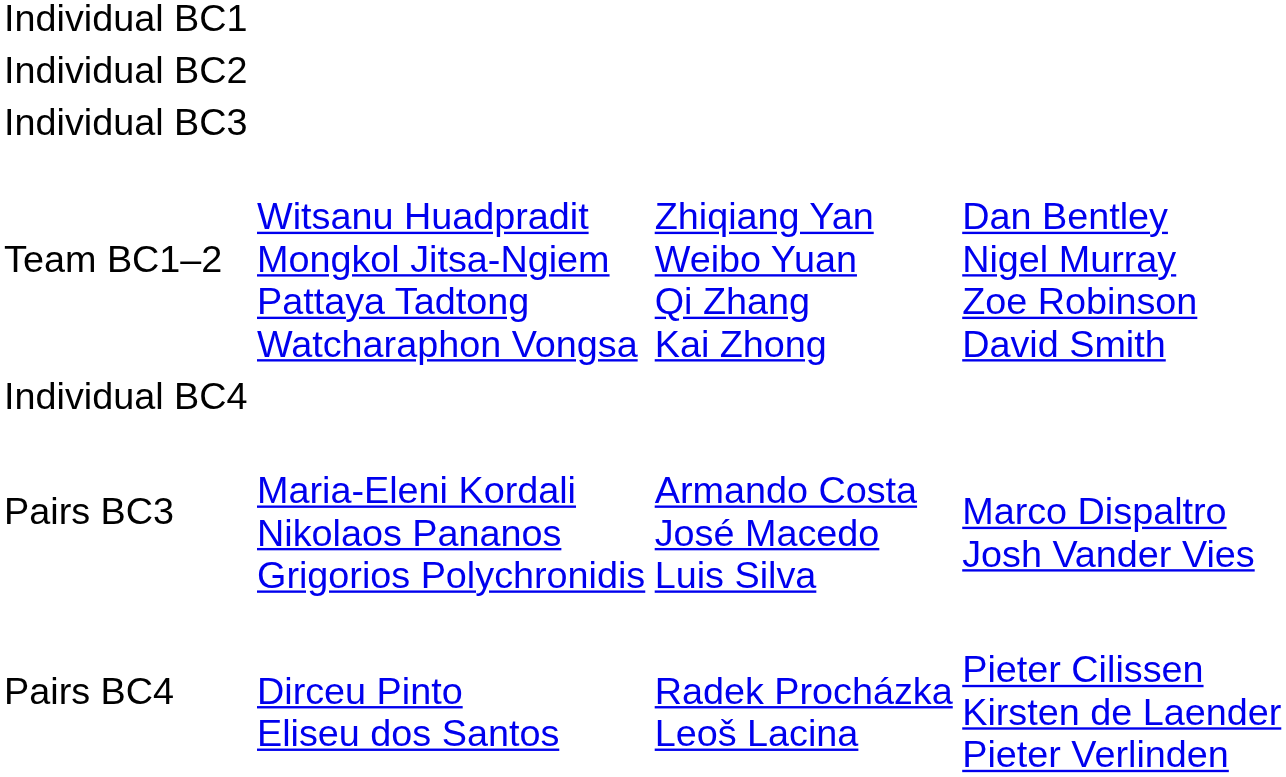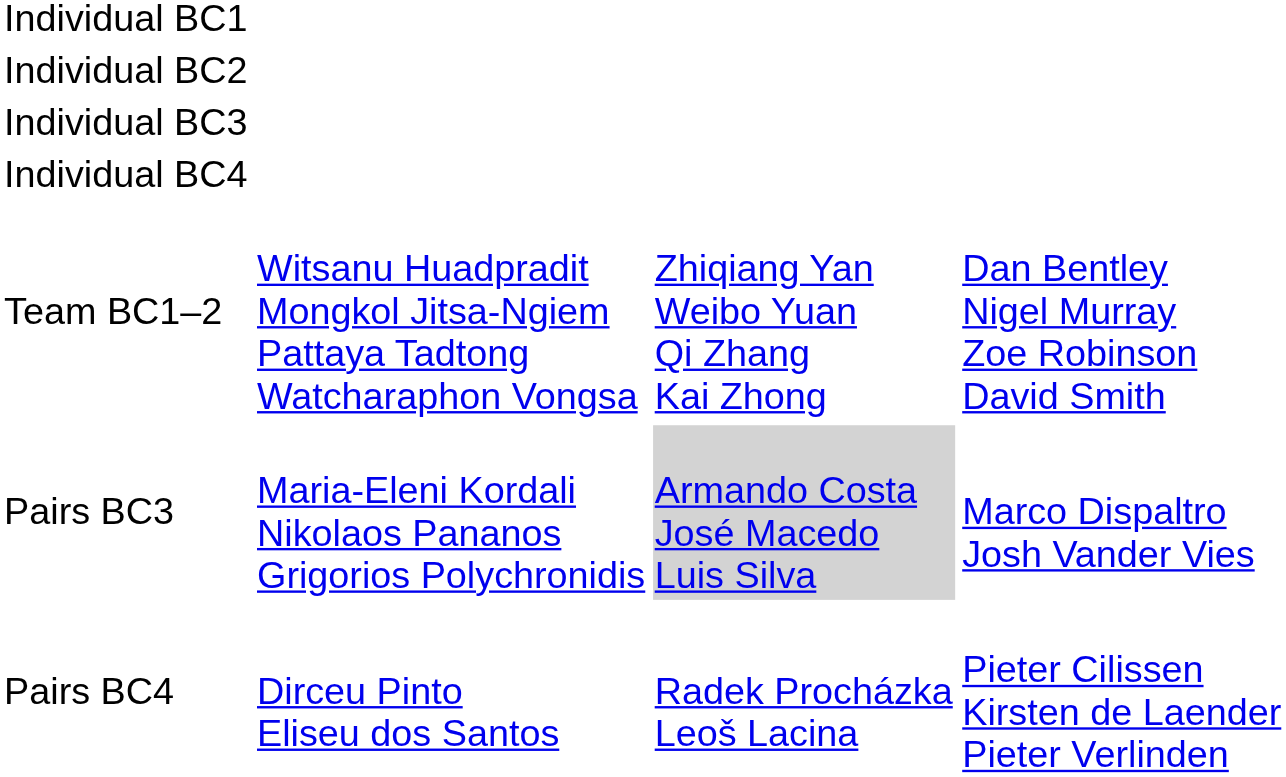rows swapped: (126, 396) <-> (113, 259)
(786, 533) no background -> (786, 533) lightgrey background
